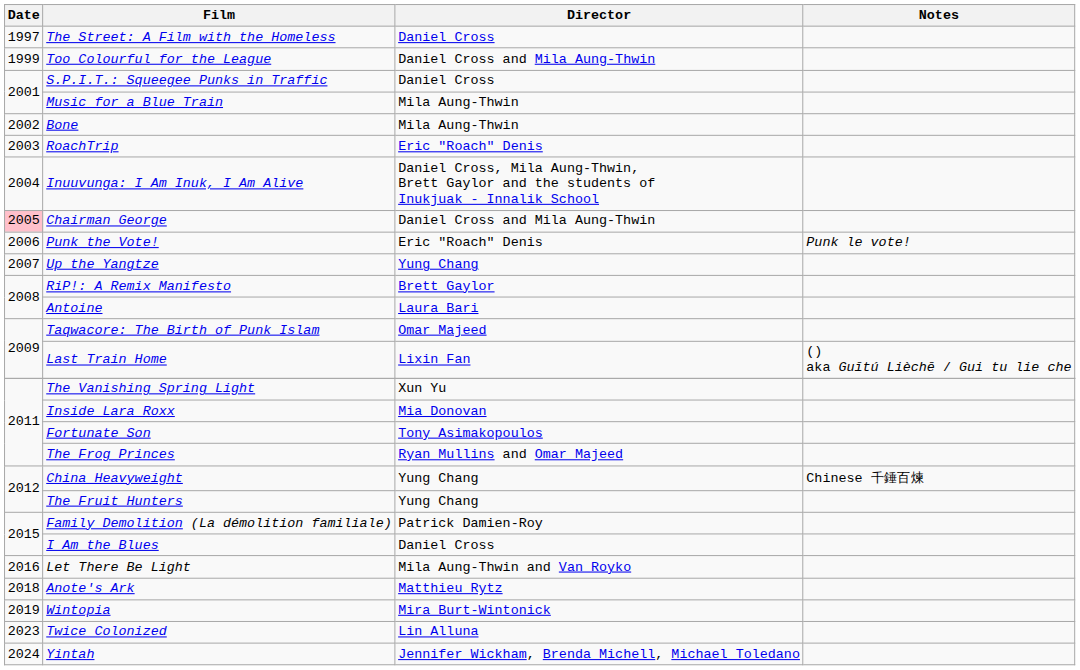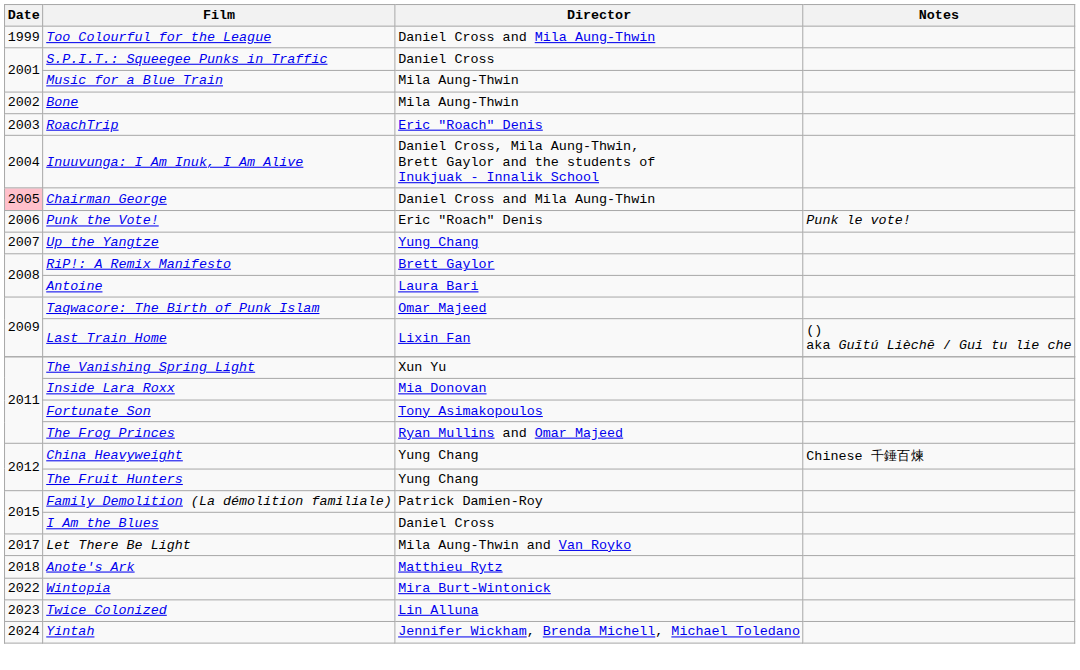- row: (191, 37)
(24, 567) 2016 -> (24, 545) 2017
(24, 610) 2019 -> (24, 589) 2022
